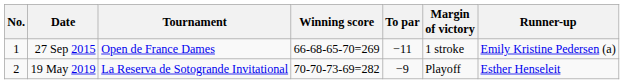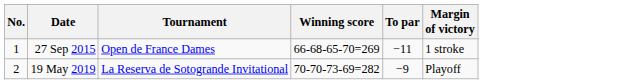- column: (548, 21)
